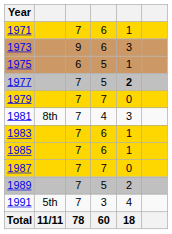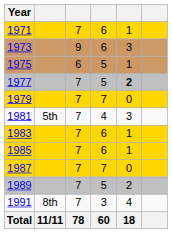(50, 116) 8th -> (50, 116) 5th
(50, 202) 5th -> (50, 202) 8th
